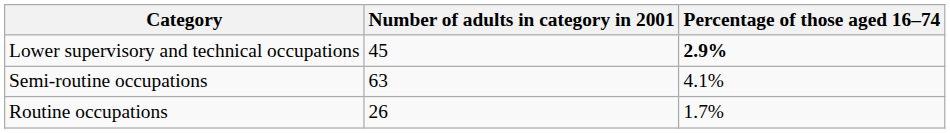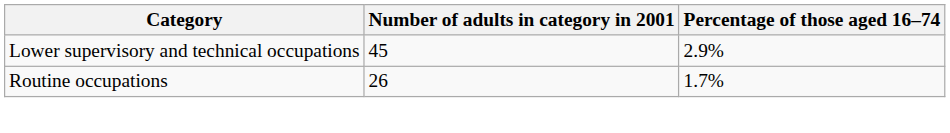(705, 50) bold -> (704, 50) normal
- row: (108, 81)
